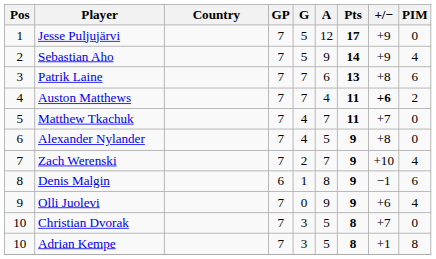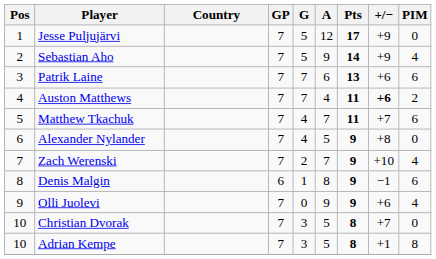(384, 77) +8 -> (384, 77) +6
(415, 118) 0 -> (415, 118) 6
